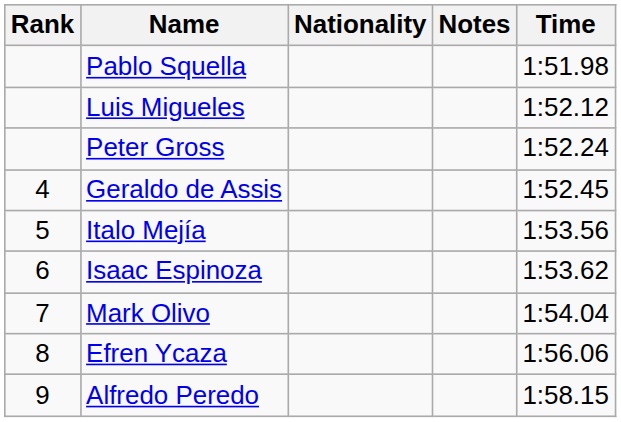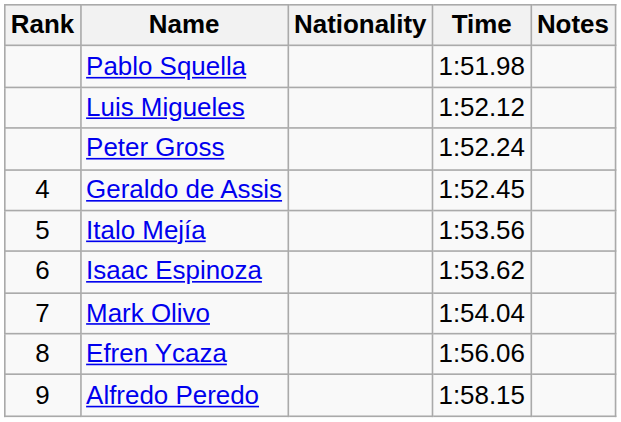columns swapped: (566, 25) <-> (474, 25)
